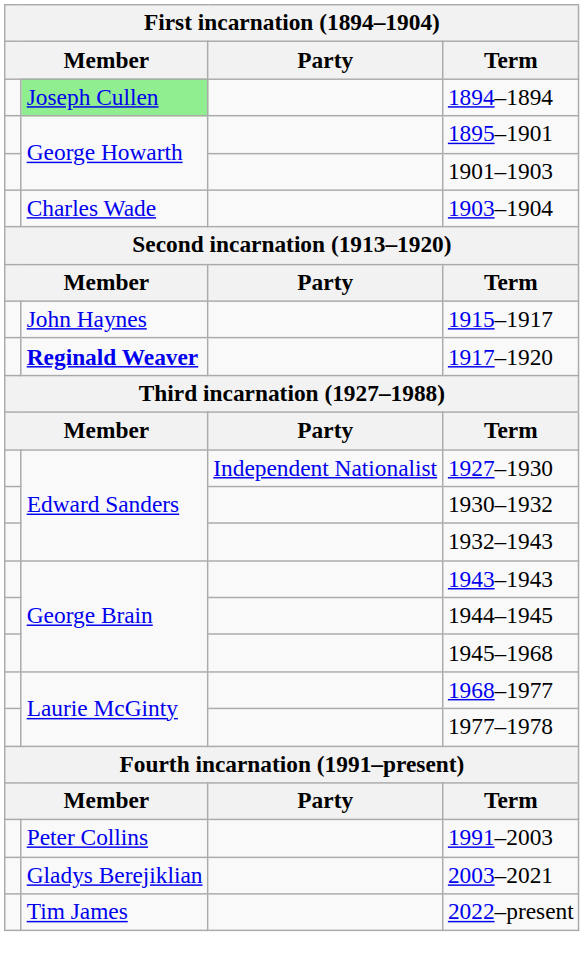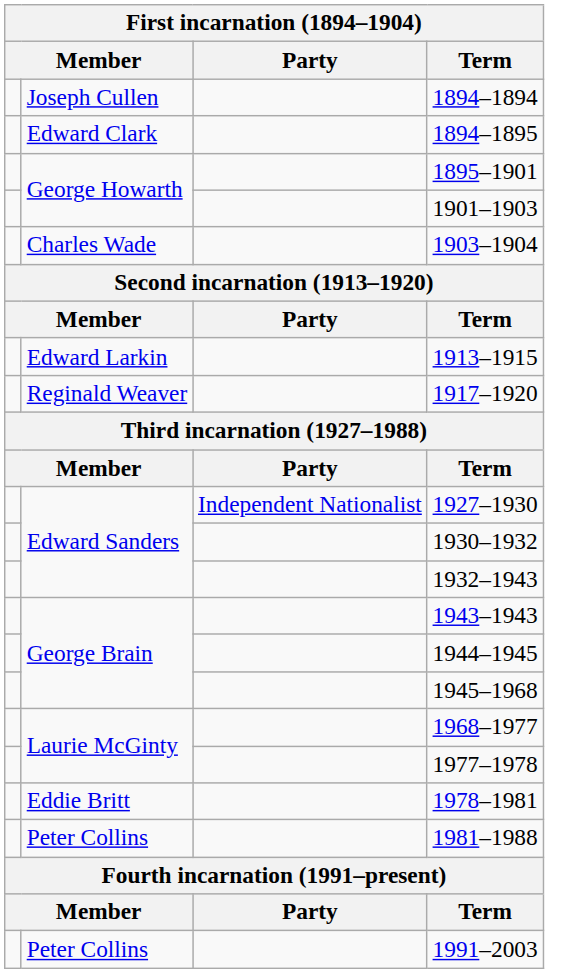(93, 97) lightgreen background -> (93, 97) no background
+ row: (485, 134)
+ row: (485, 356)
- row: (500, 319)
(112, 356) bold -> (107, 393) normal
+ row: (485, 801)
+ row: (485, 838)
- row: (500, 875)
- row: (511, 912)
